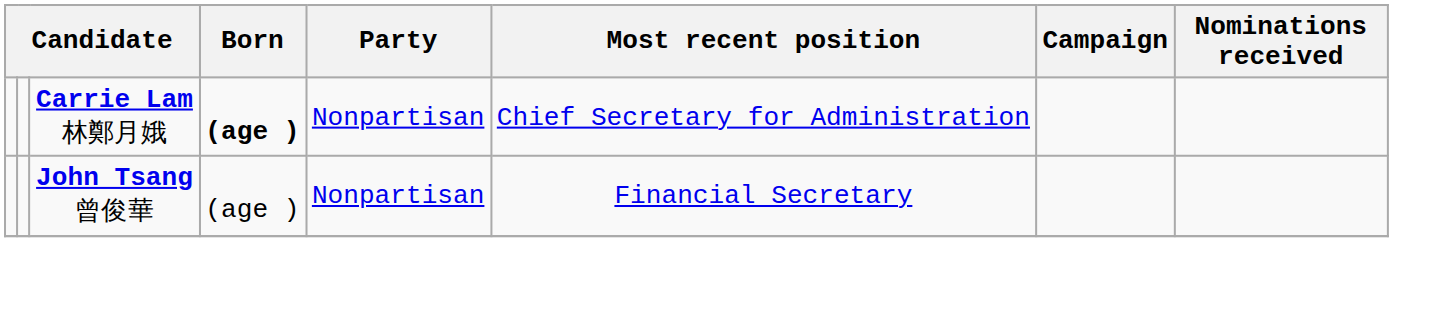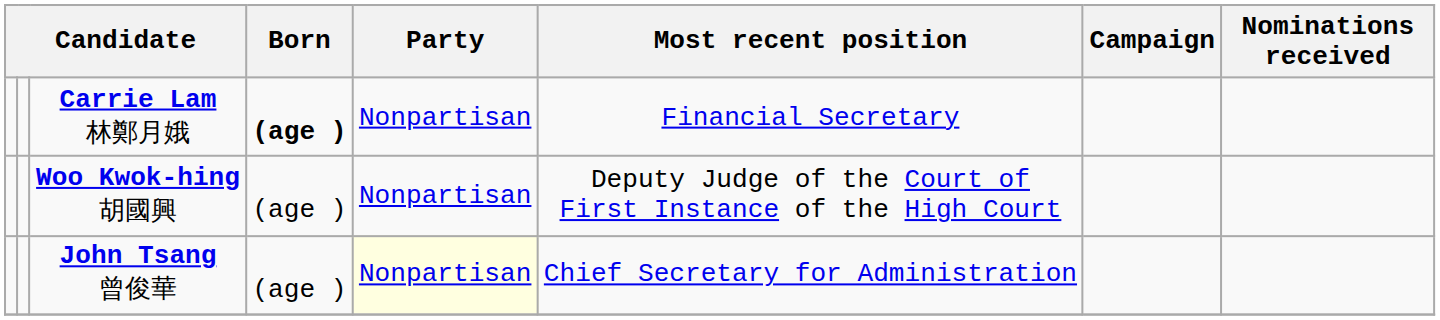(763, 117) Chief Secretary for Administration -> (810, 117) Financial Secretary
+ row: (138, 195)
(398, 196) no background -> (445, 275) lightyellow background
(763, 196) Financial Secretary -> (810, 275) Chief Secretary for Administration
